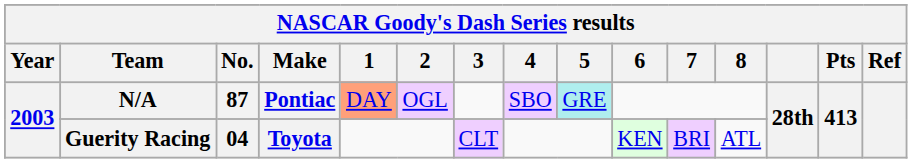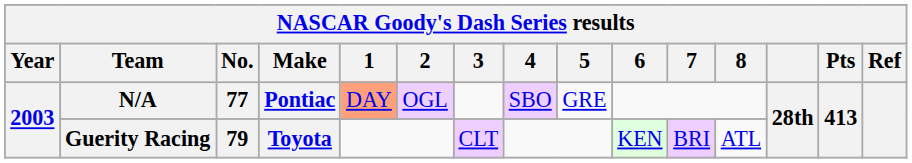(237, 100) 87 -> (237, 100) 77
(584, 100) paleturquoise background -> (584, 100) no background
(237, 138) 04 -> (237, 138) 79
